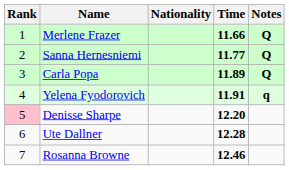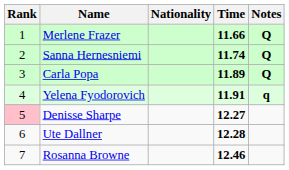(231, 54) 11.77 -> (231, 54) 11.74
(231, 114) 12.20 -> (231, 114) 12.27
